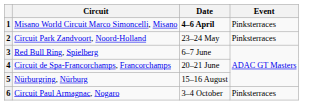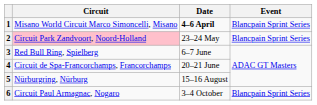(254, 24) Pinksterraces -> (271, 24) Blancpain Sprint Series
(80, 38) no background -> (80, 38) pink background
(254, 38) Pinksterraces -> (271, 38) Blancpain Sprint Series
(254, 93) Pinksterraces -> (271, 93) Blancpain Sprint Series
